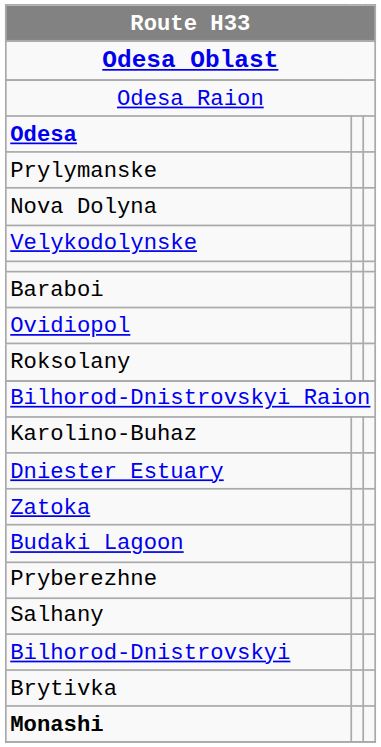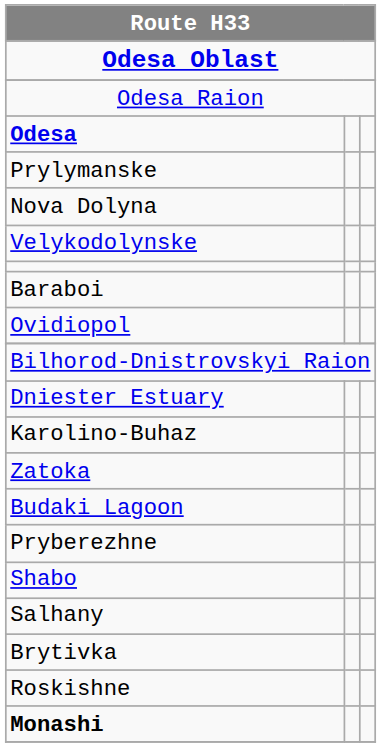- row: (70, 362)
rows swapped: (104, 435) <-> (117, 471)
+ row: (44, 580)
- row: (150, 652)
+ row: (70, 688)
